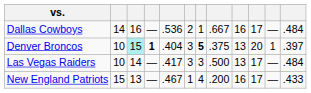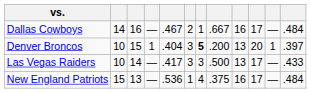(172, 29) .536 -> (172, 29) .467
(136, 46) paleturquoise background -> (136, 46) no background
(152, 46) bold -> (152, 46) normal
(219, 46) .375 -> (219, 46) .200
(293, 63) .484 -> (293, 63) .433
(172, 79) .467 -> (172, 79) .536
(219, 79) .200 -> (219, 79) .375
(293, 79) .433 -> (293, 79) .484
